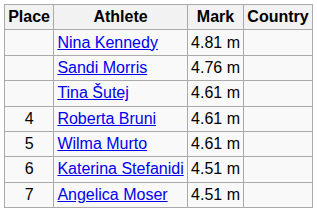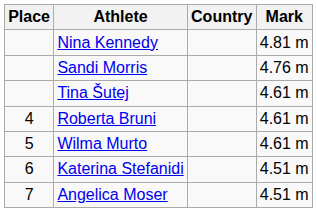columns swapped: (278, 17) <-> (216, 17)
